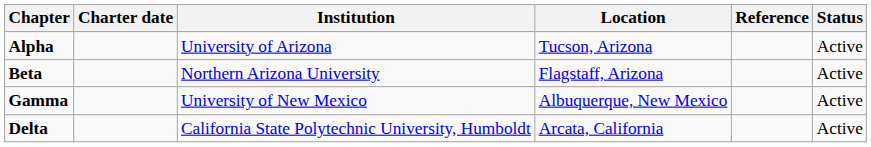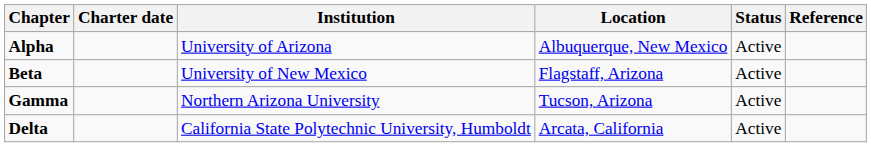columns swapped: (840, 18) <-> (772, 18)
(596, 45) Tucson, Arizona -> (633, 45) Albuquerque, New Mexico
(280, 73) Northern Arizona University -> (274, 73) University of New Mexico
(274, 100) University of New Mexico -> (280, 100) Northern Arizona University
(633, 100) Albuquerque, New Mexico -> (596, 100) Tucson, Arizona
